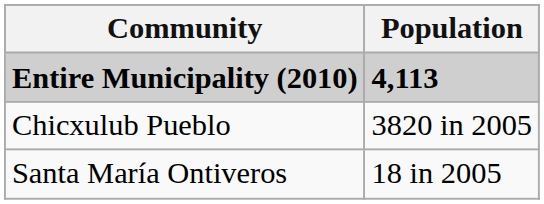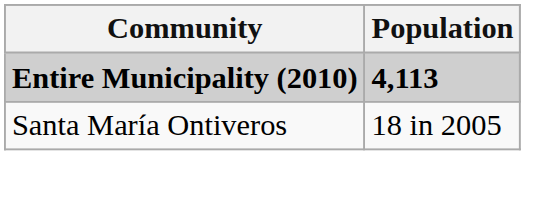- row: (121, 125)
